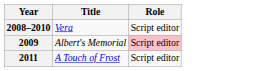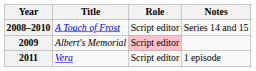+ column: (216, 12)
(64, 27) Vera -> (87, 27) A Touch of Frost
(87, 58) A Touch of Frost -> (64, 58) Vera
